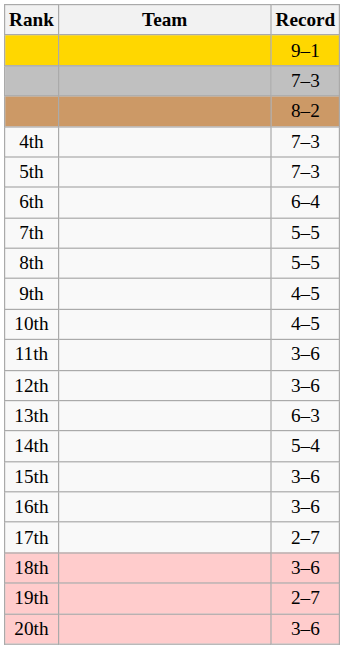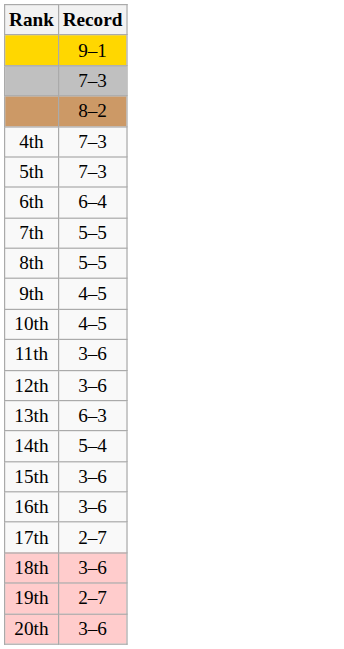- column: (165, 19)
